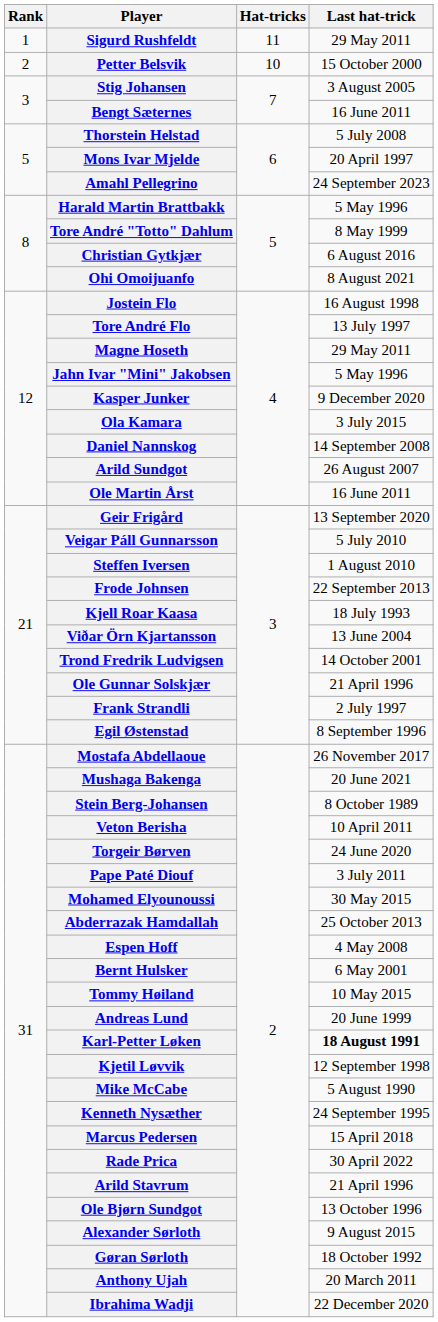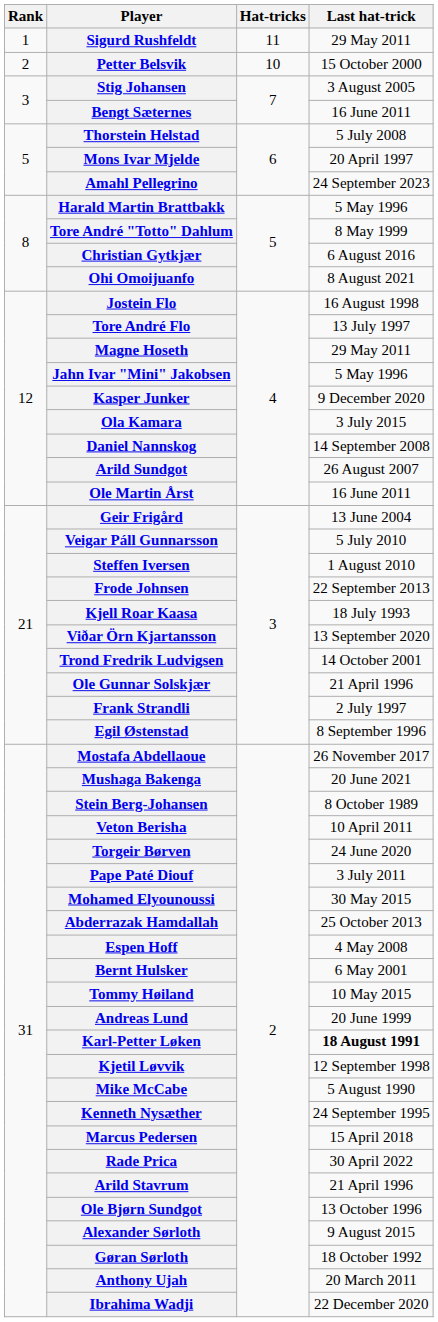(371, 517) 13 September 2020 -> (371, 517) 13 June 2004
(371, 636) 13 June 2004 -> (371, 636) 13 September 2020
